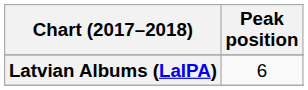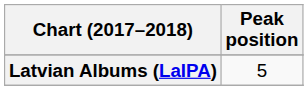(262, 70) 6 -> (262, 70) 5
